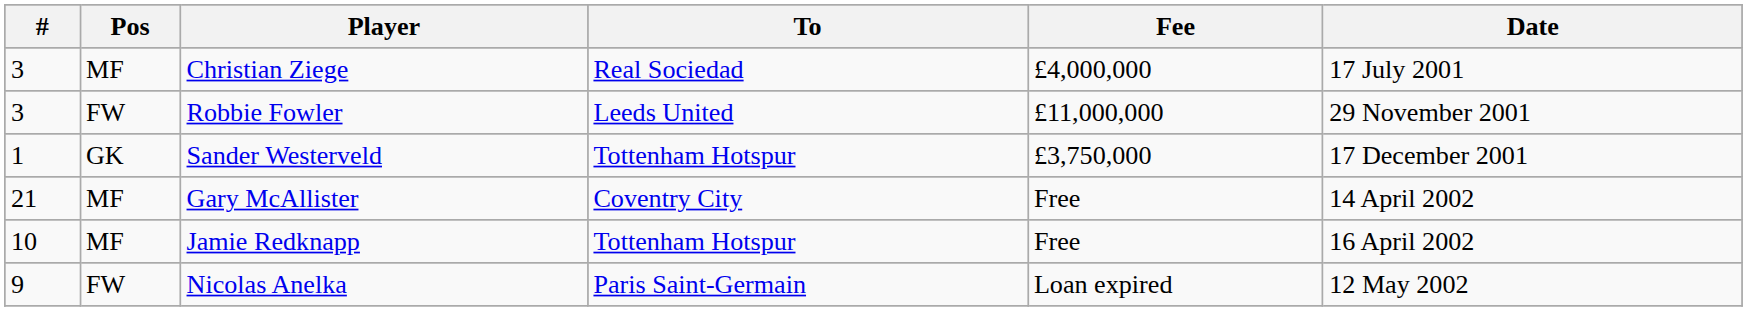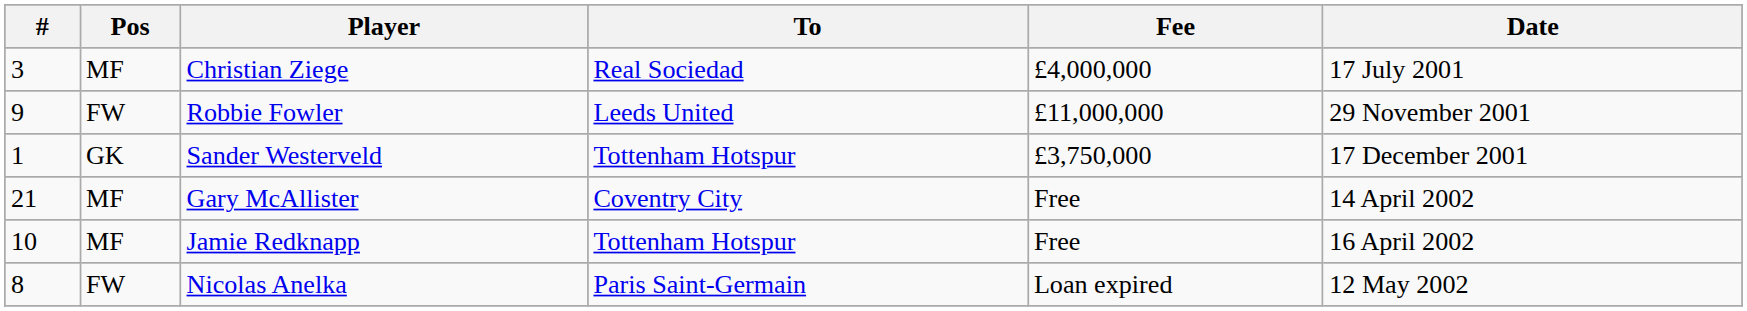(17, 112) 3 -> (17, 112) 9
(17, 284) 9 -> (17, 284) 8
